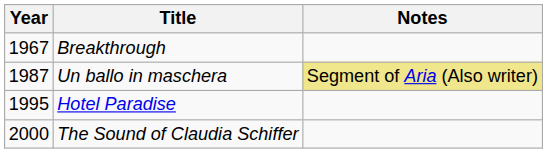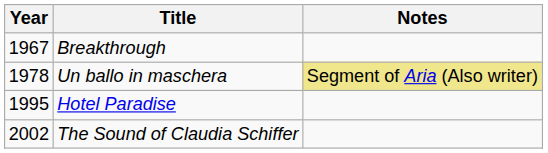(29, 76) 1987 -> (29, 76) 1978
(29, 133) 2000 -> (29, 133) 2002
